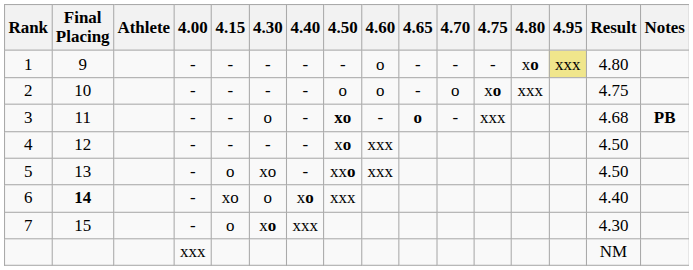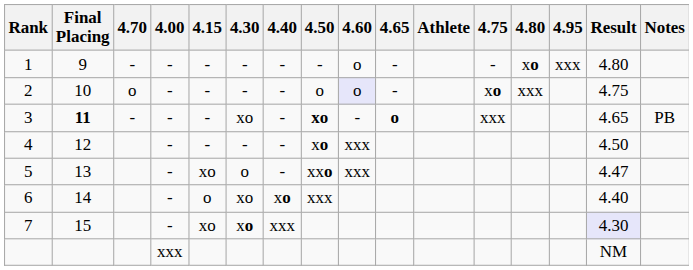columns swapped: (144, 27) <-> (455, 27)
(568, 63) khaki background -> (568, 63) no background
(380, 90) no background -> (357, 90) lavender background
(83, 117) normal -> (83, 117) bold
(268, 117) o -> (245, 117) xo
(614, 117) 4.68 -> (614, 117) 4.65
(665, 117) bold -> (665, 117) normal
(230, 171) o -> (207, 171) xo
(268, 171) xo -> (245, 171) o
(614, 171) 4.50 -> (614, 171) 4.47
(83, 198) bold -> (83, 198) normal
(230, 198) xo -> (207, 198) o
(268, 198) o -> (245, 198) xo
(230, 225) o -> (207, 225) xo
(614, 225) no background -> (614, 225) lavender background
